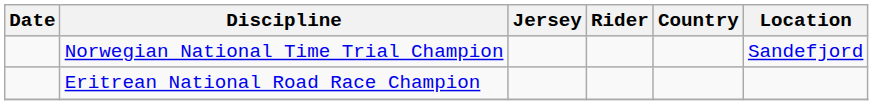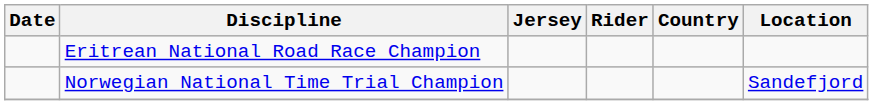rows swapped: (284, 52) <-> (273, 83)
